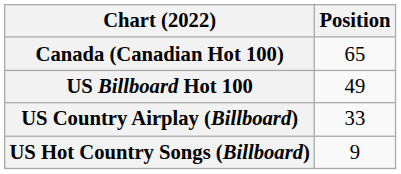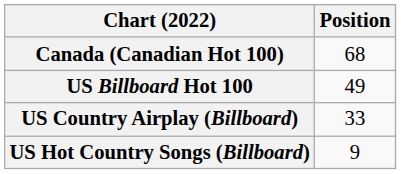(355, 53) 65 -> (355, 53) 68
